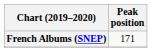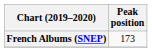(128, 39) 171 -> (128, 39) 173
